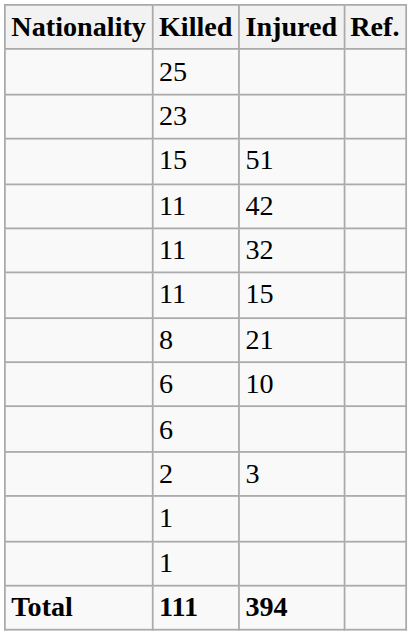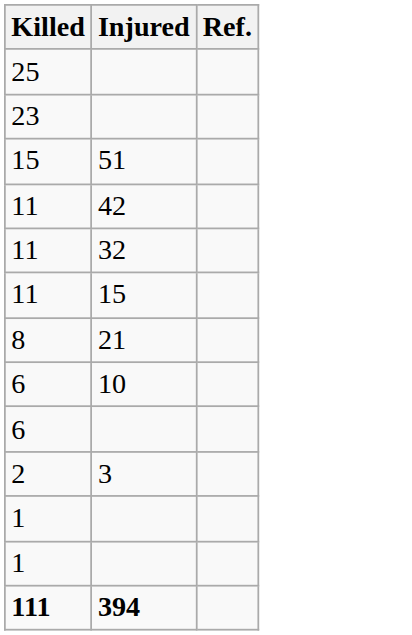- column: (79, 26)
